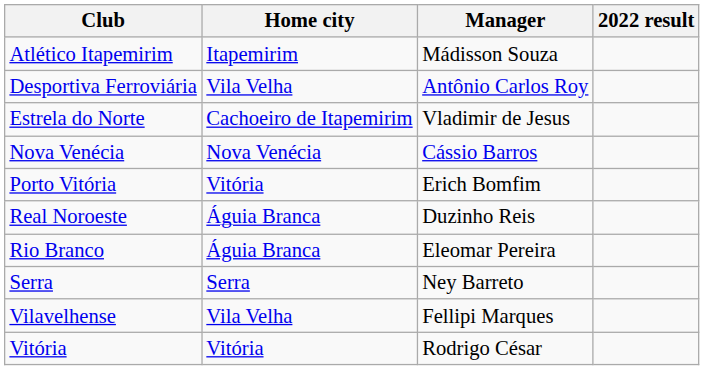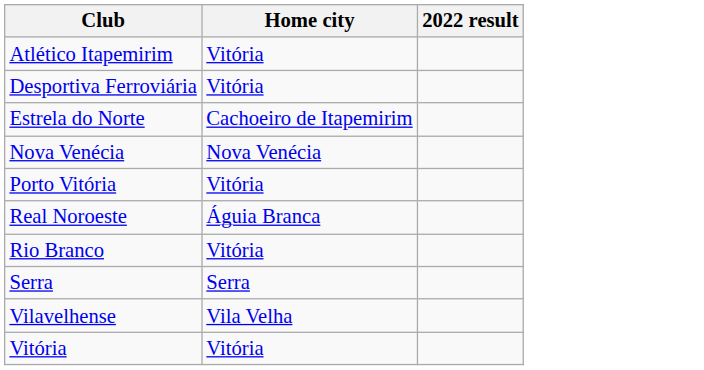- column: (505, 20)
(252, 53) Itapemirim -> (235, 53) Vitória
(249, 86) Vila Velha -> (235, 86) Vitória
(263, 250) Águia Branca -> (235, 250) Vitória
